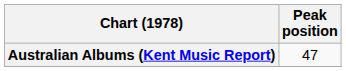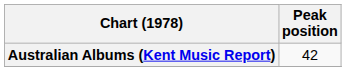(310, 54) 47 -> (310, 54) 42
